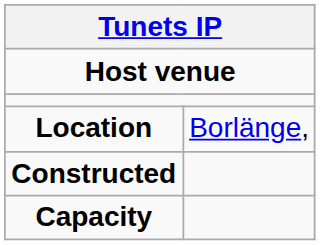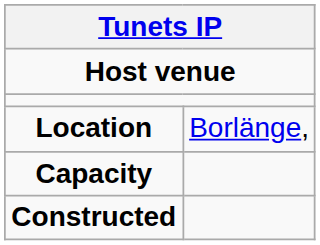rows swapped: (94, 172) <-> (94, 217)
